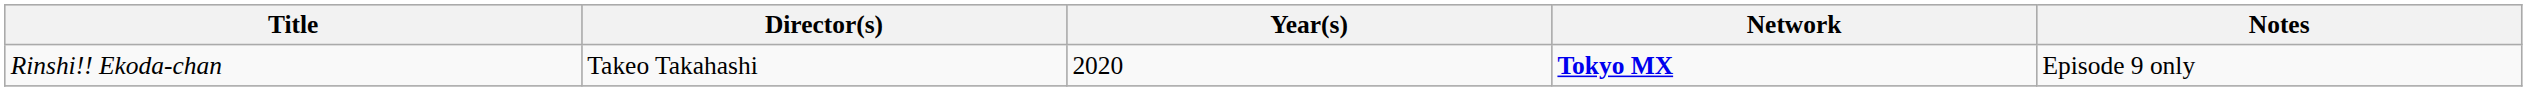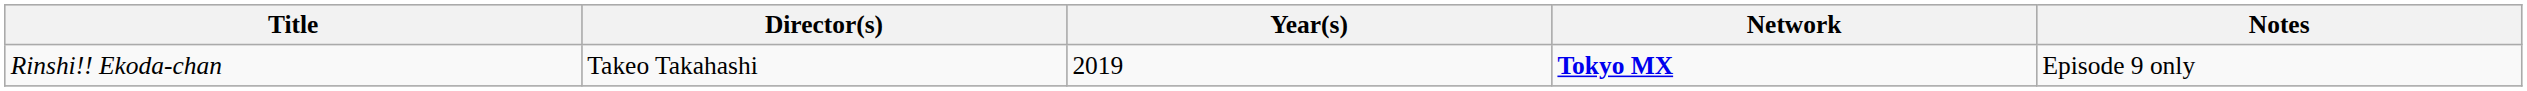(1098, 65) 2020 -> (1098, 65) 2019
